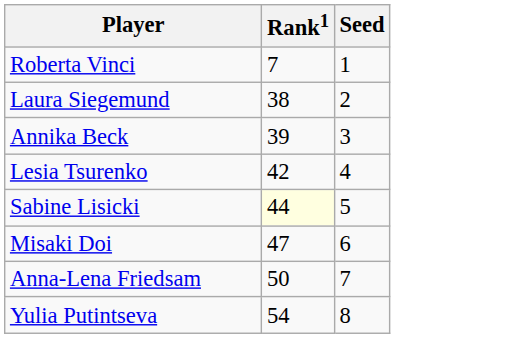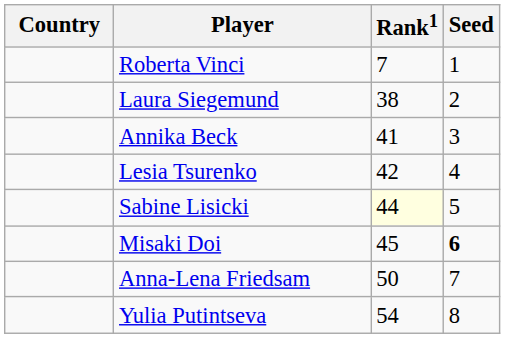+ column: (59, 25)
(278, 135) 39 -> (387, 135) 41
(278, 243) 47 -> (387, 243) 45
(345, 243) normal -> (454, 243) bold
